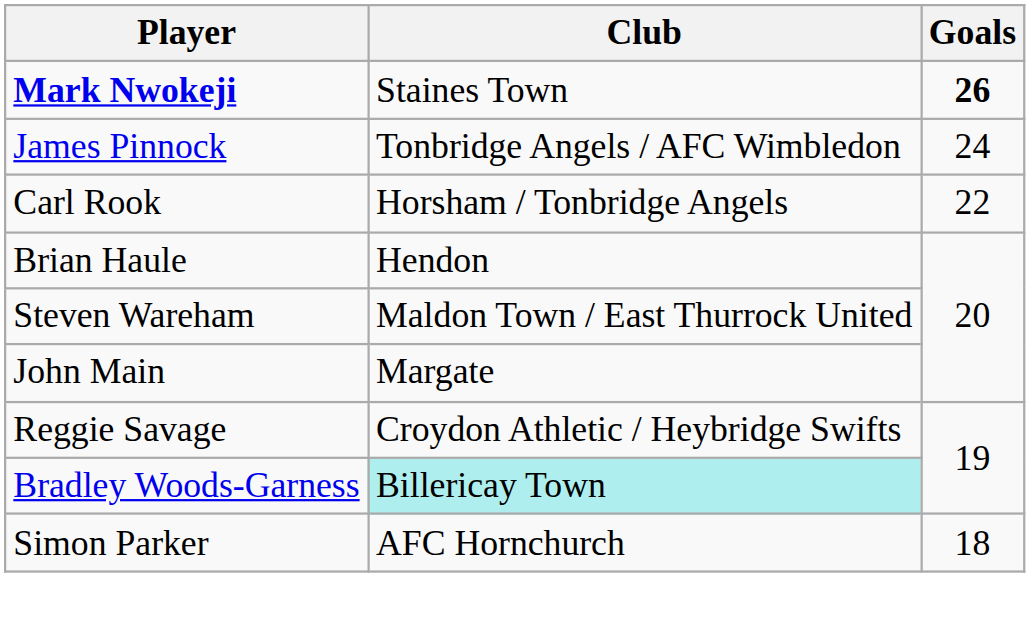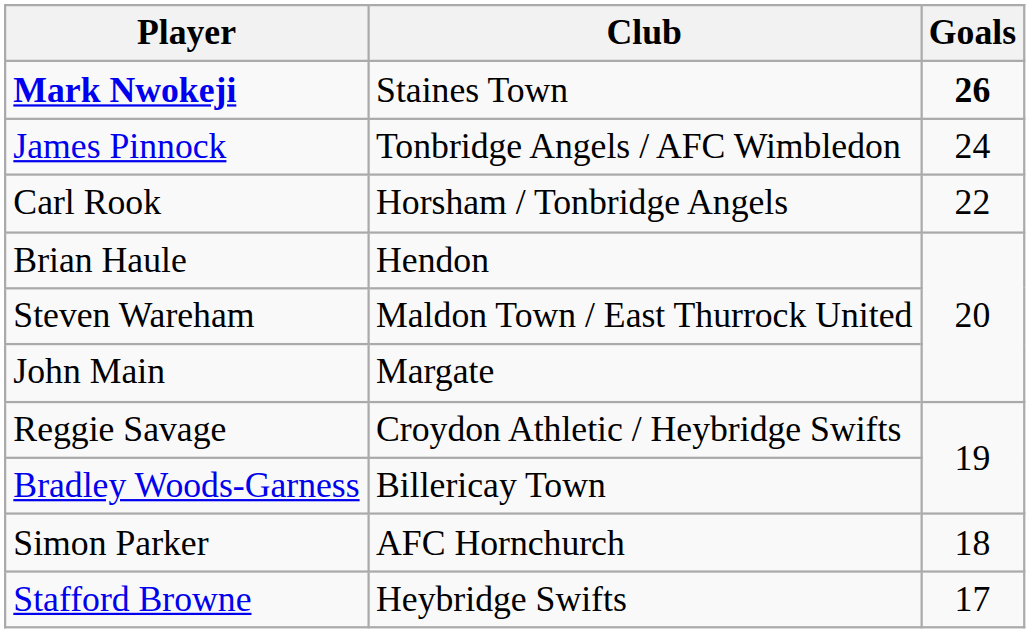(491, 485) paleturquoise background -> (491, 485) no background
+ row: (132, 598)
